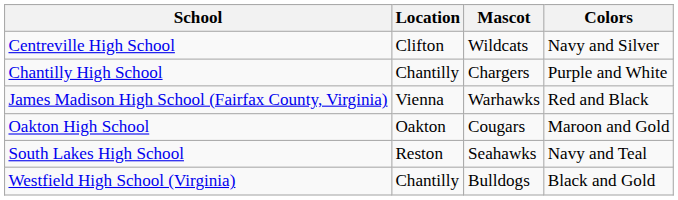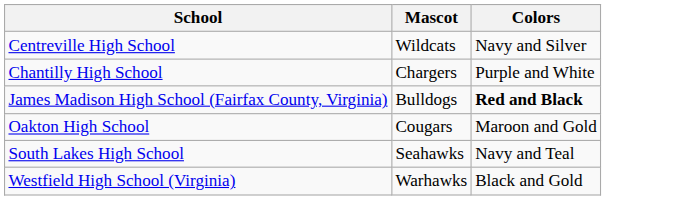- column: (428, 18)
(504, 99) Warhawks -> (426, 99) Bulldogs
(598, 99) normal -> (529, 99) bold
(499, 180) Bulldogs -> (431, 180) Warhawks
